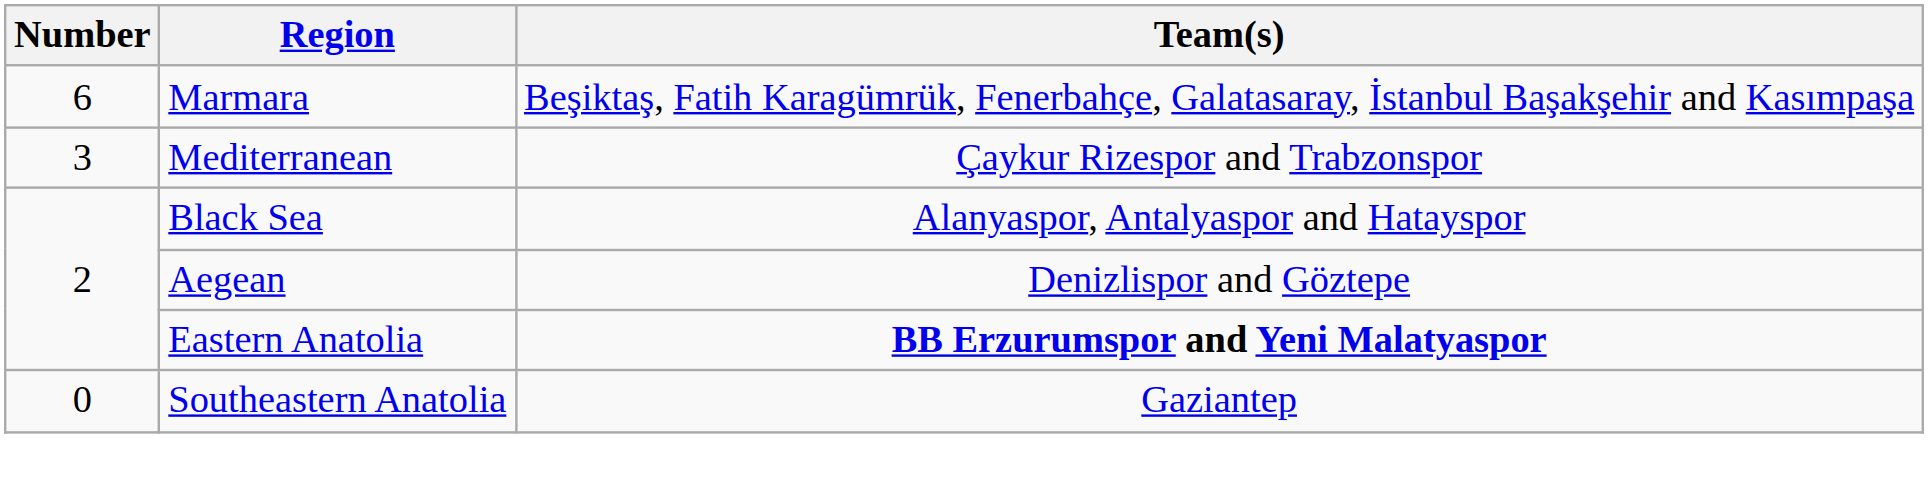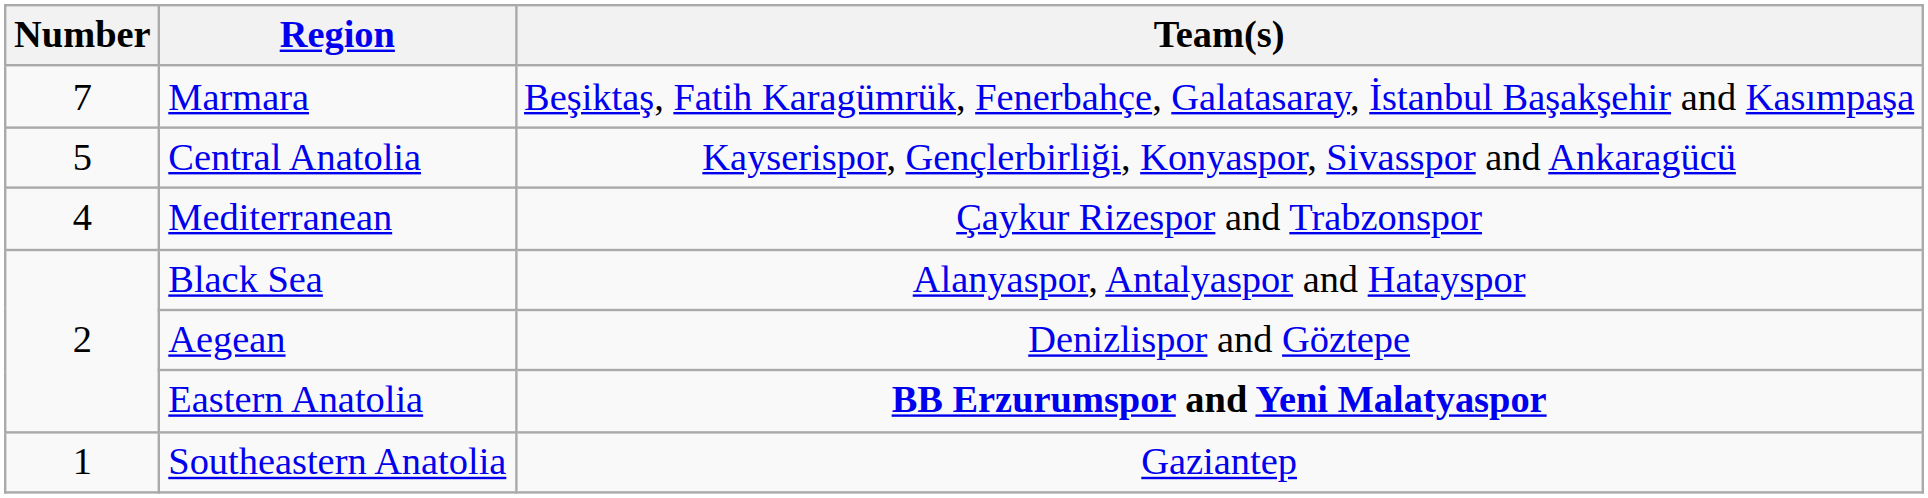(82, 95) 6 -> (82, 95) 7
+ row: (295, 156)
(82, 156) 3 -> (82, 217) 4
(82, 400) 0 -> (82, 461) 1
